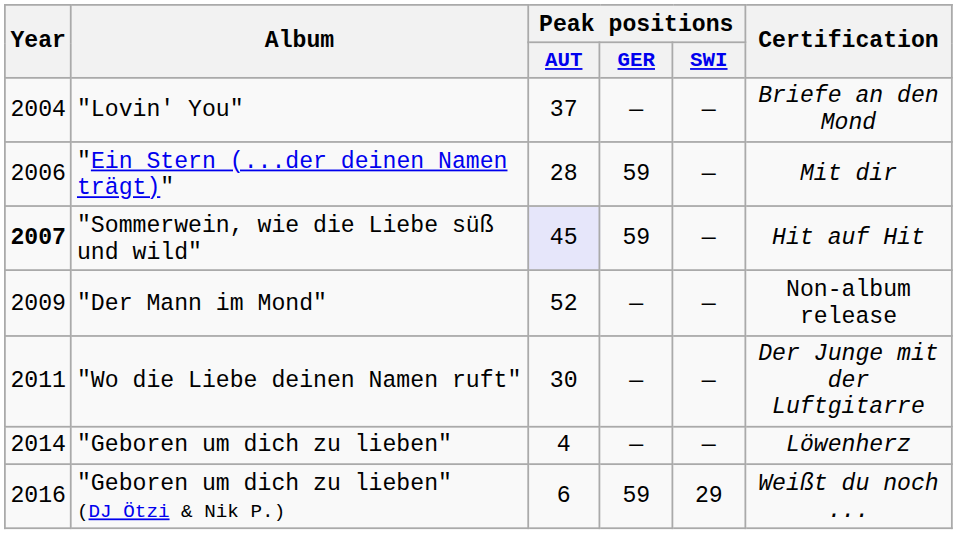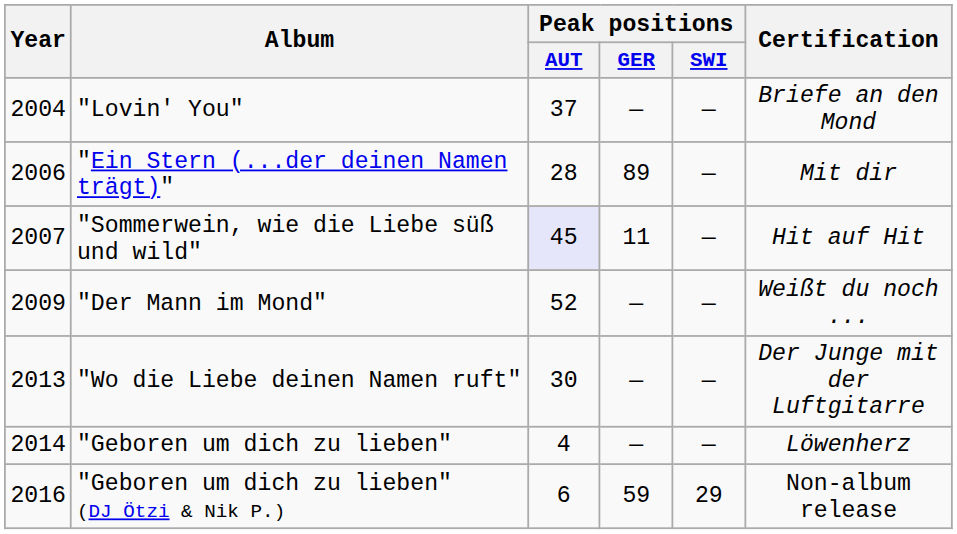(636, 174) 59 -> (636, 174) 89
(38, 239) bold -> (38, 239) normal
(636, 239) 59 -> (636, 239) 11
(848, 303) Non-album release -> (848, 303) Weißt du noch ...
(38, 381) 2011 -> (38, 381) 2013
(848, 496) Weißt du noch ... -> (848, 496) Non-album release
